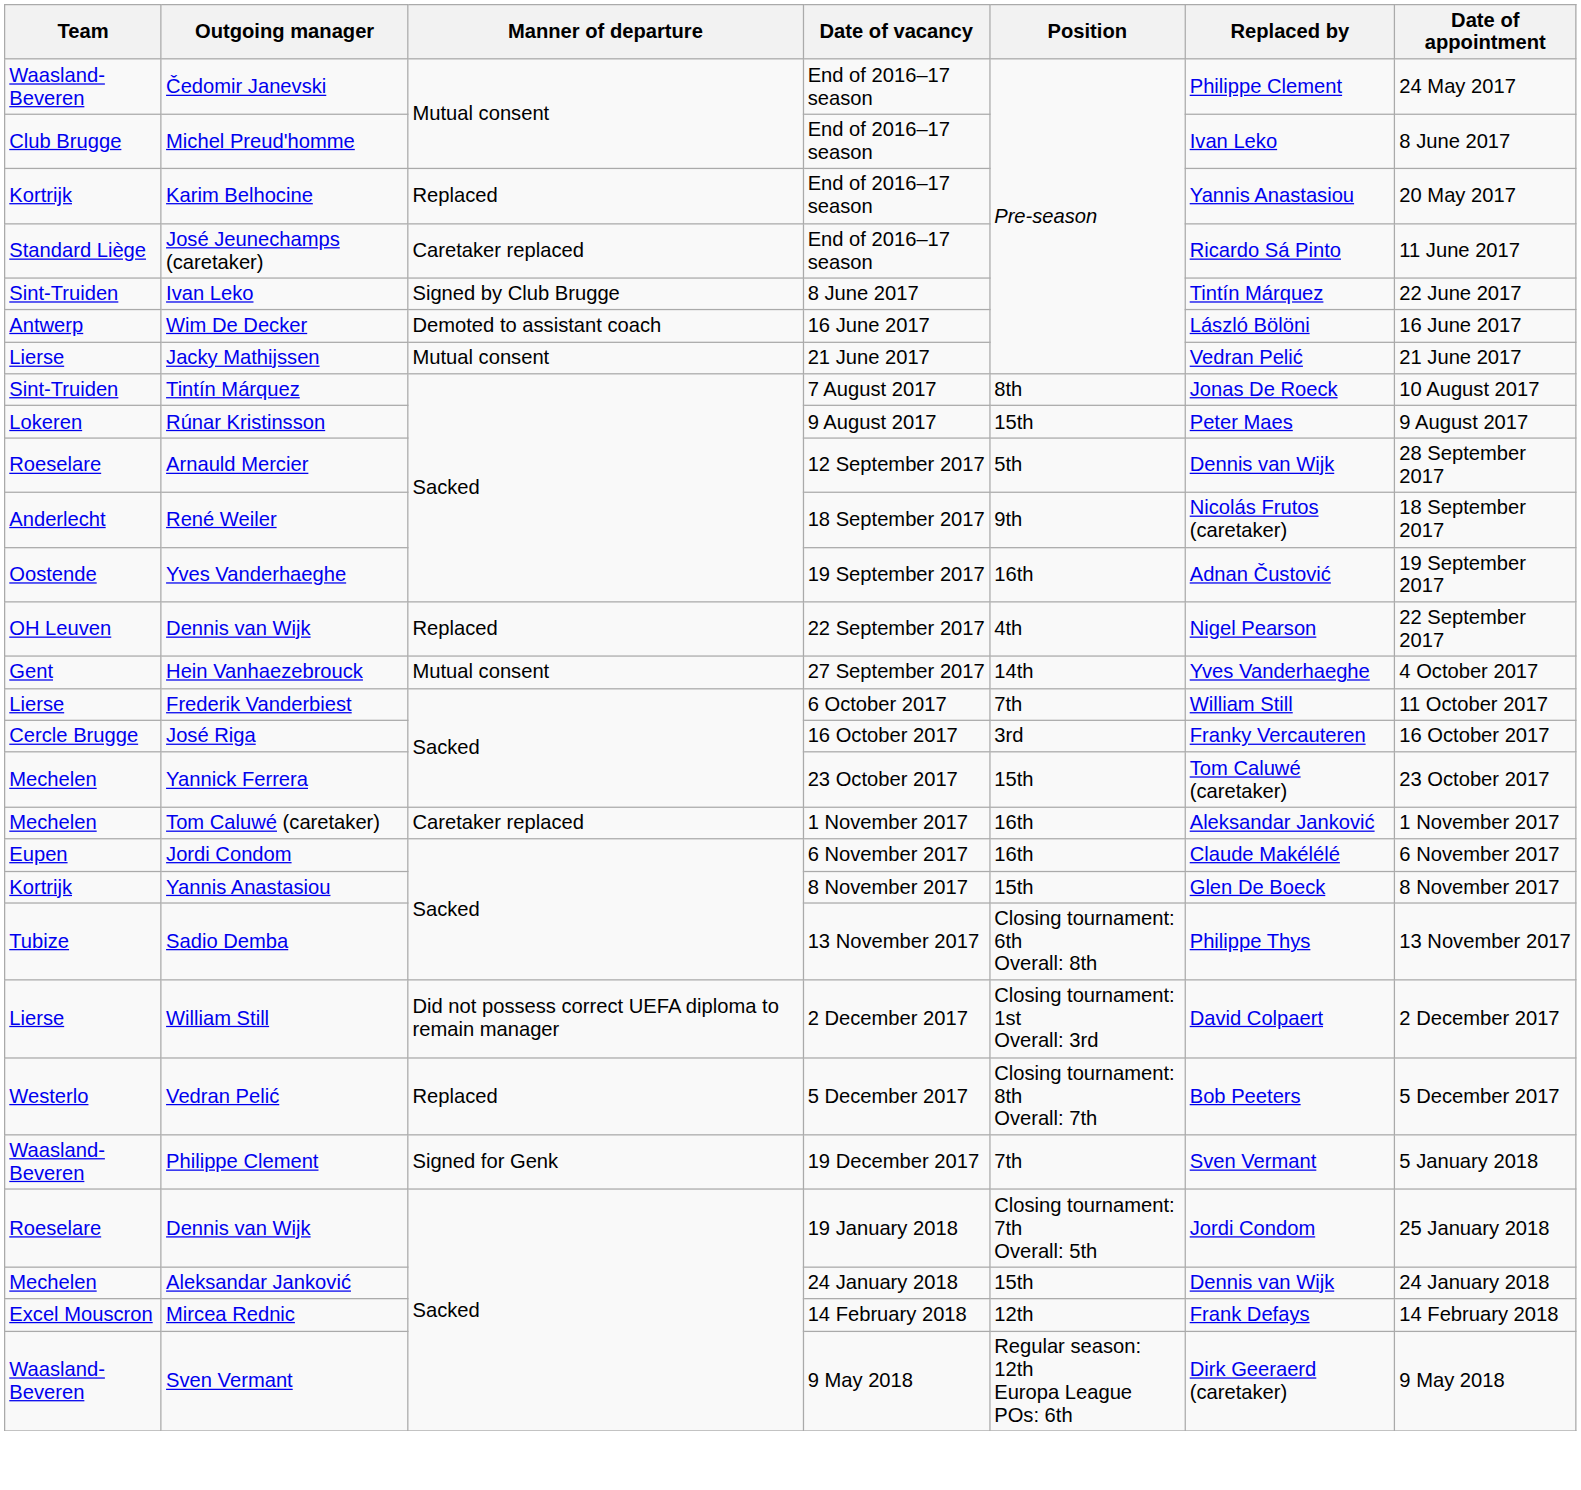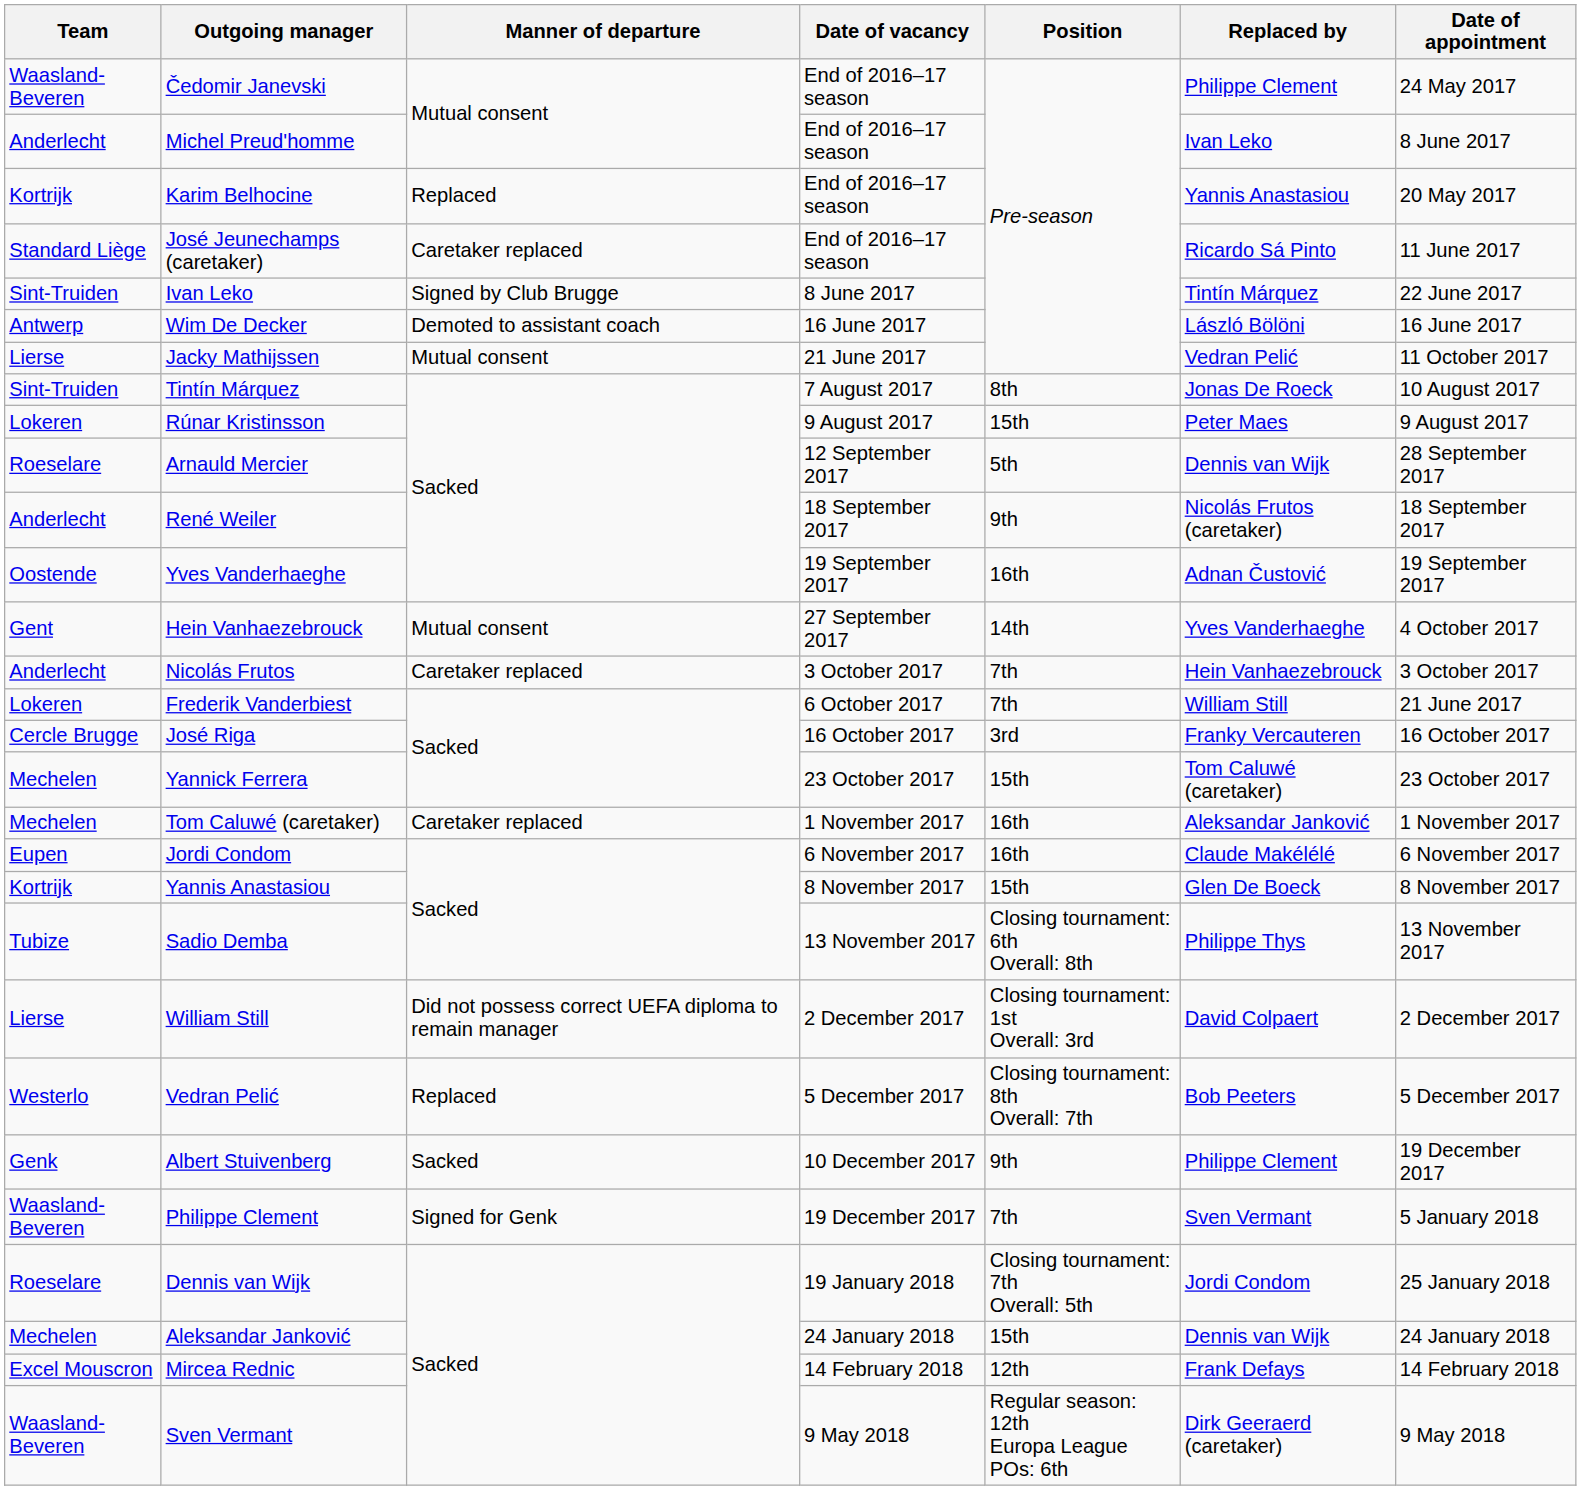(65, 141) Club Brugge -> (57, 141) Anderlecht
(1460, 357) 21 June 2017 -> (1474, 357) 11 October 2017
- row: (238, 628)
+ row: (230, 672)
(37, 704) Lierse -> (46, 704) Lokeren
(1474, 704) 11 October 2017 -> (1461, 704) 21 June 2017
+ row: (249, 1162)
